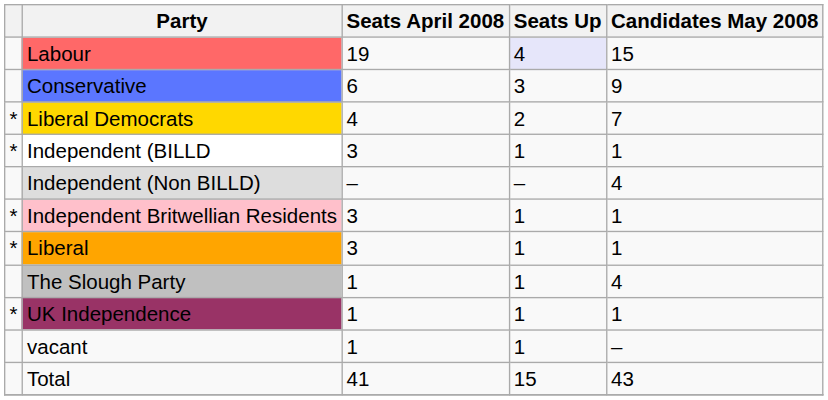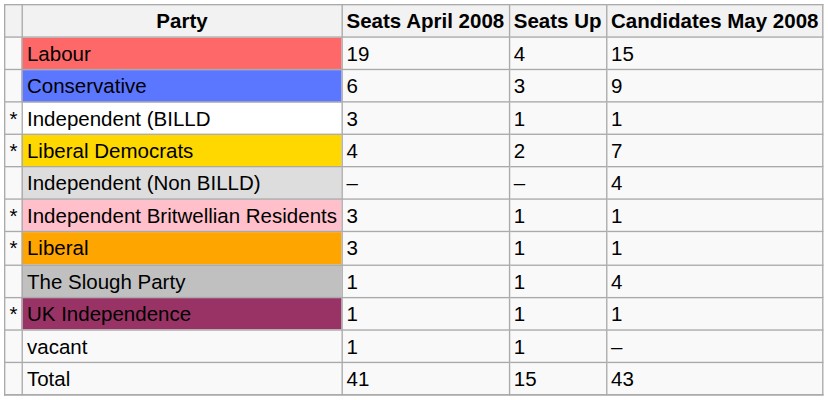(519, 54) lavender background -> (519, 54) no background
rows swapped: (110, 119) <-> (119, 151)
